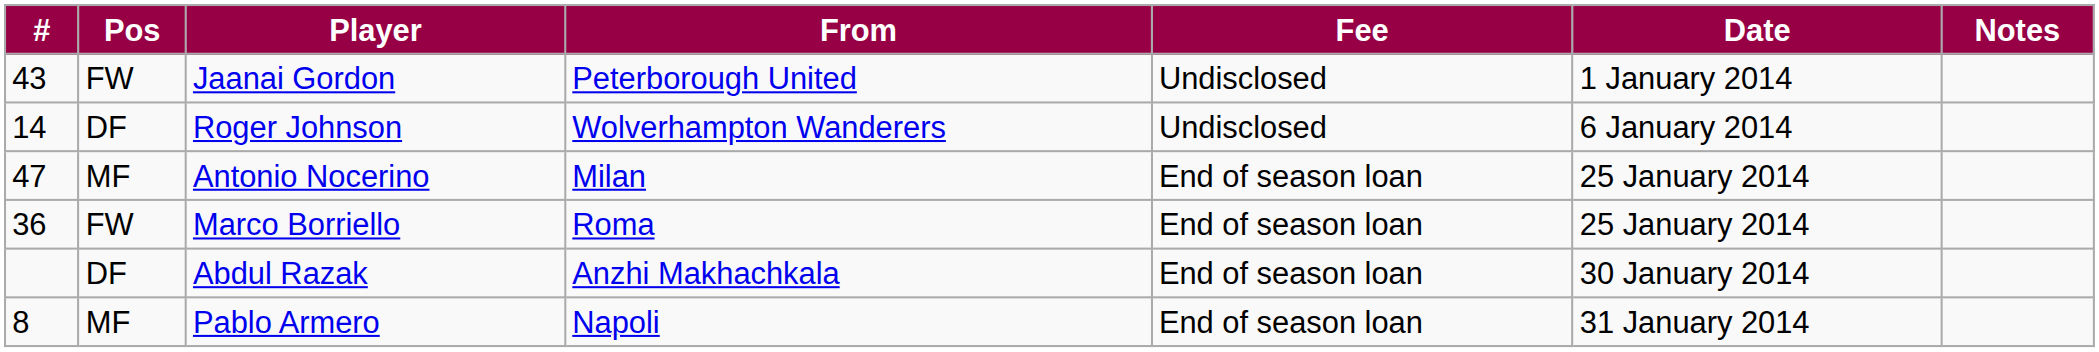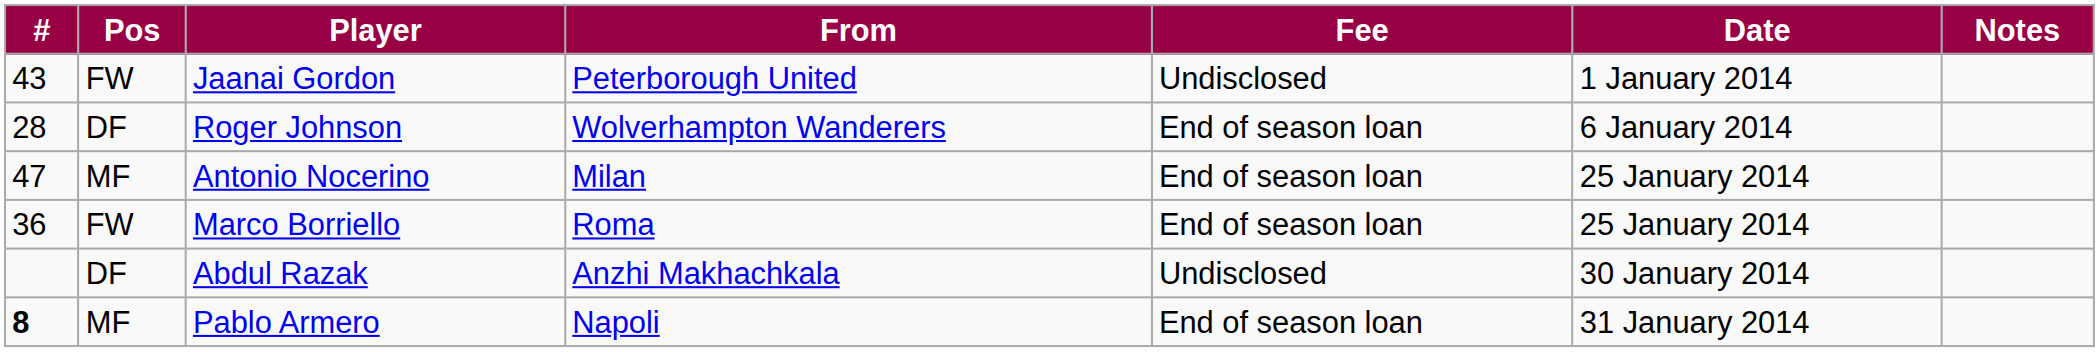(29, 127) 14 -> (29, 127) 28
(1243, 127) Undisclosed -> (1291, 127) End of season loan
(1291, 274) End of season loan -> (1243, 274) Undisclosed
(21, 323) normal -> (21, 323) bold
